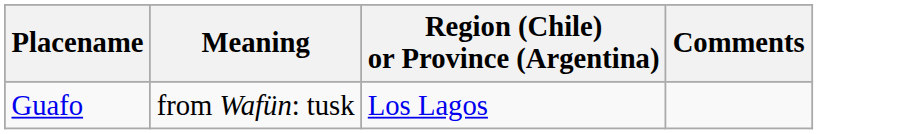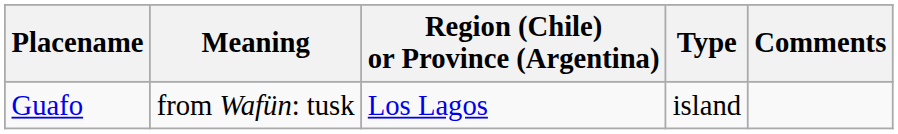+ column: (707, 43)
